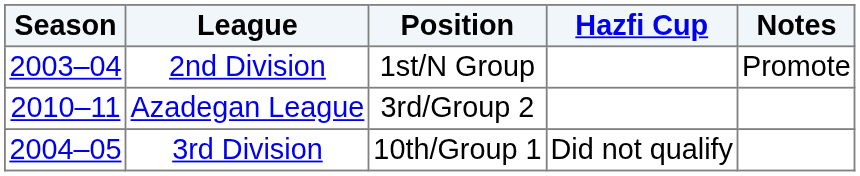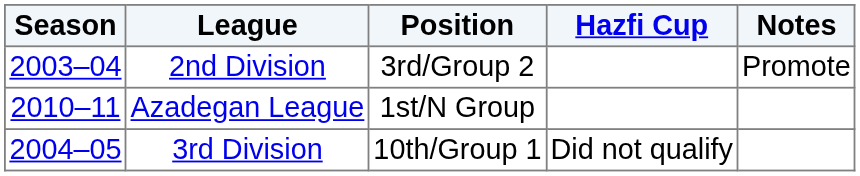(457, 66) 1st/N Group -> (457, 66) 3rd/Group 2
(457, 107) 3rd/Group 2 -> (457, 107) 1st/N Group
